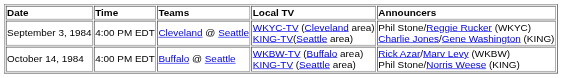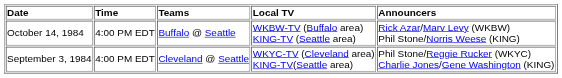rows swapped: (49, 33) <-> (45, 59)
